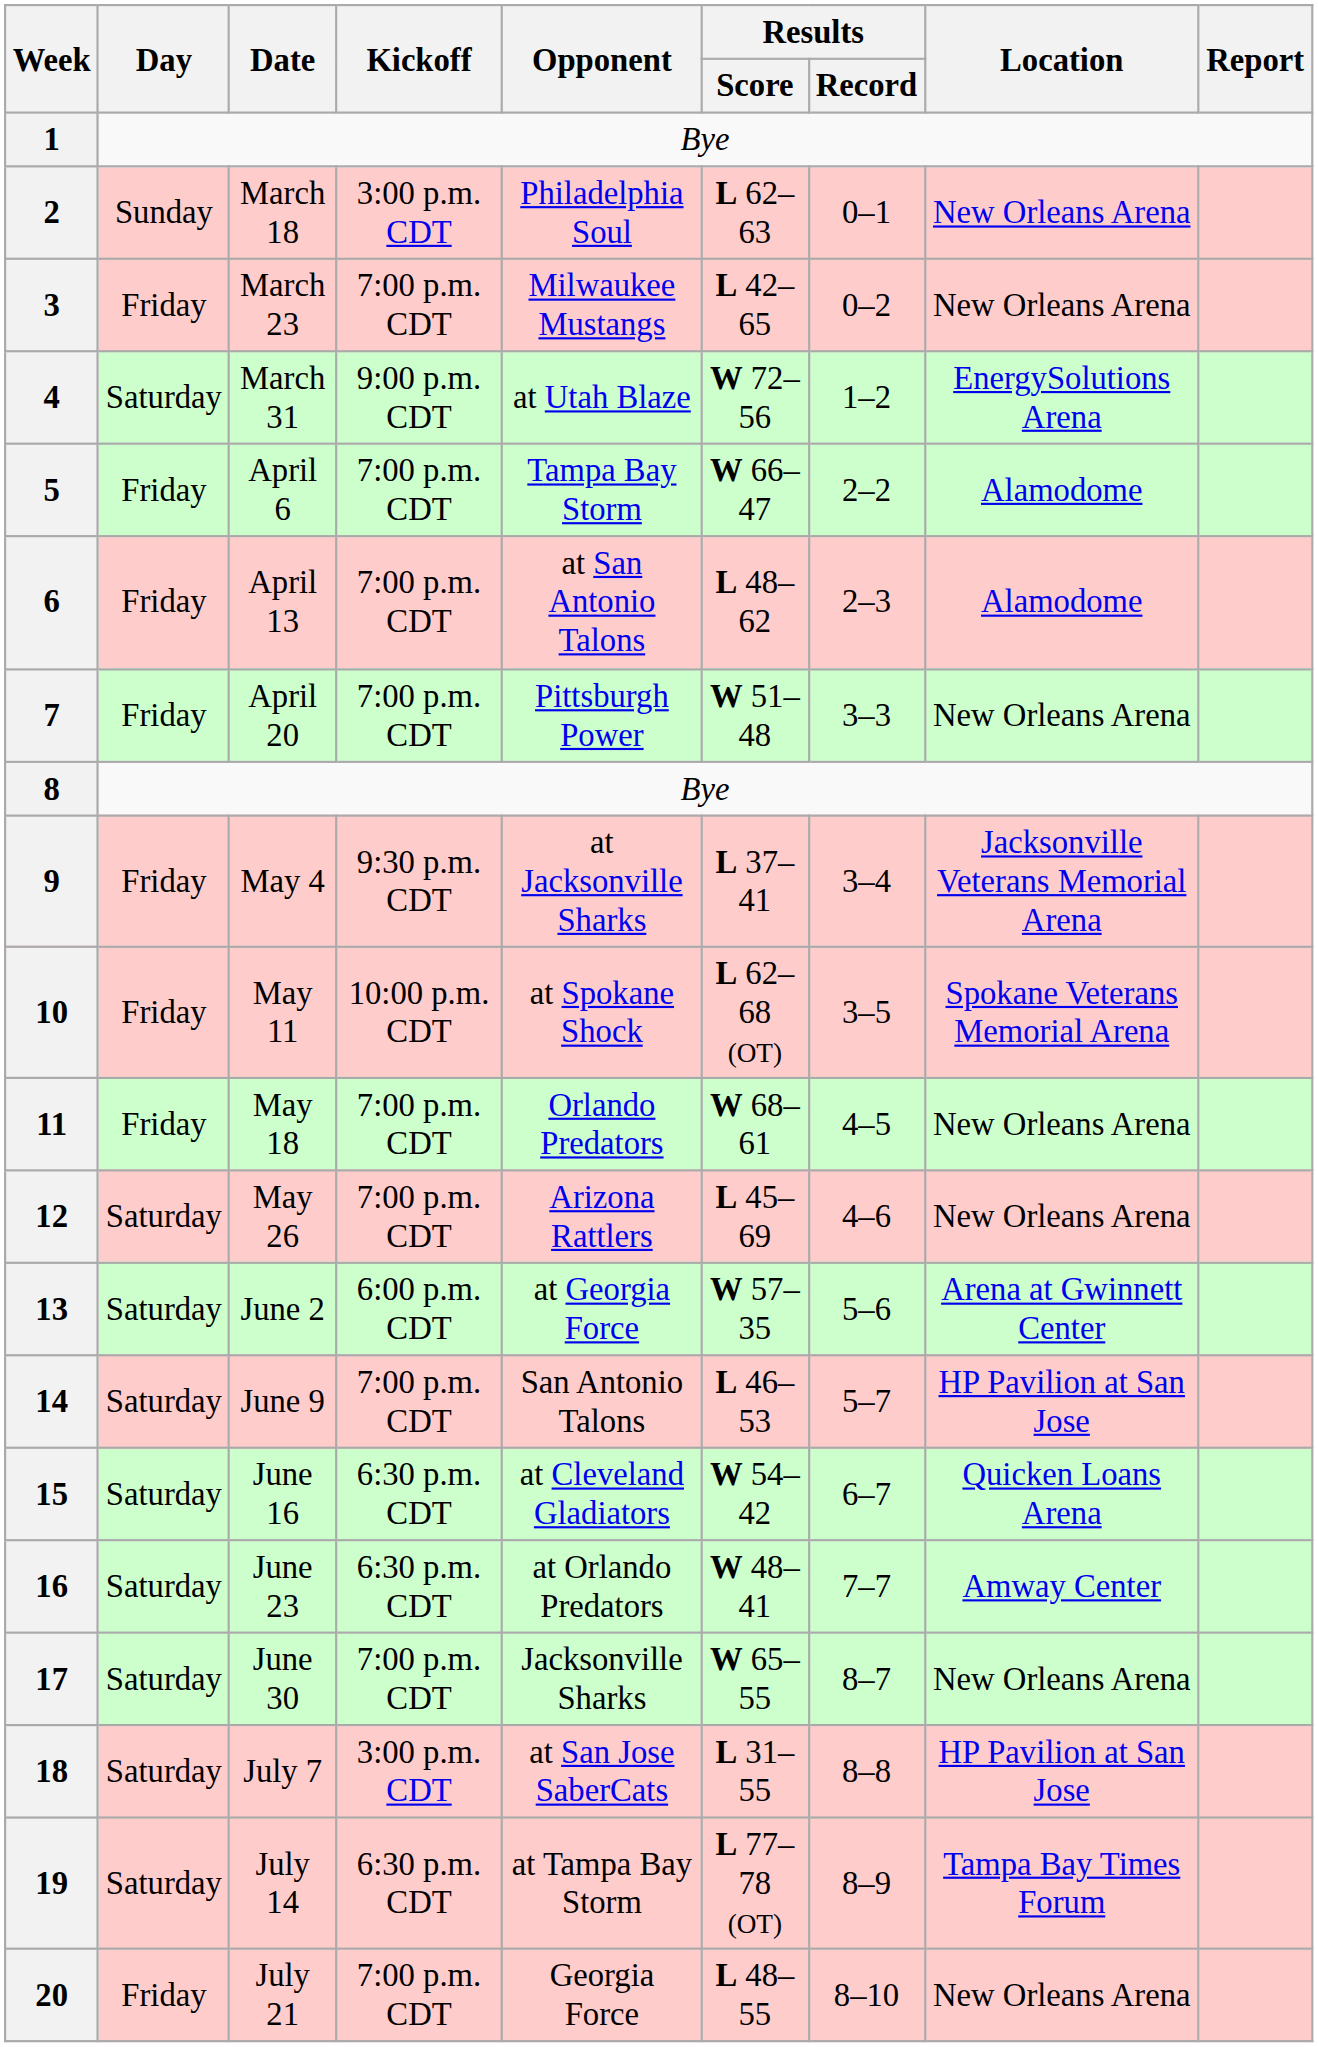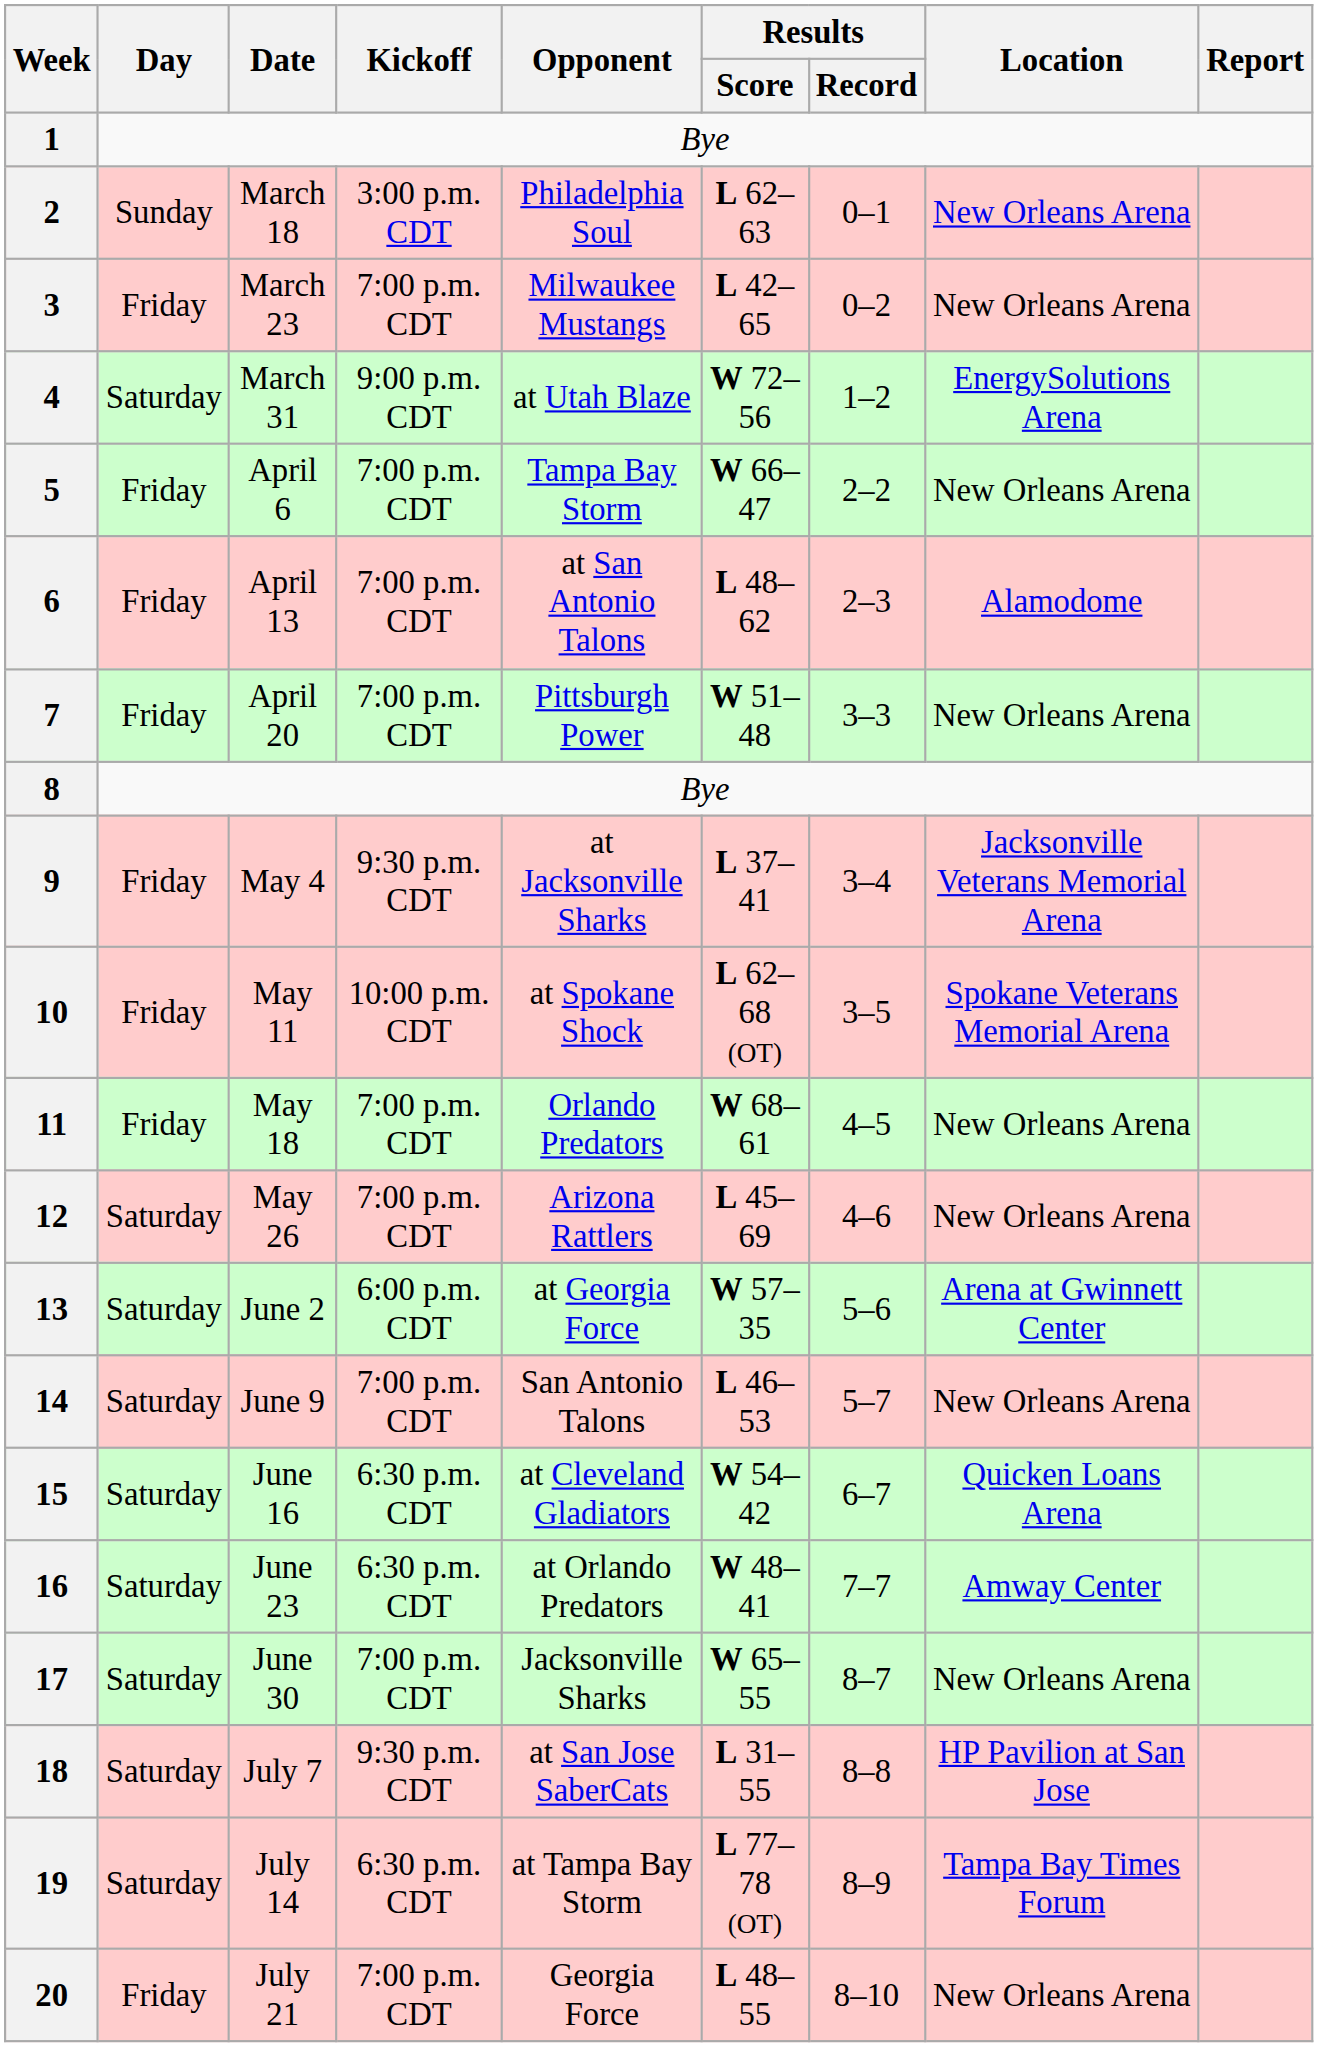(1062, 490) Alamodome -> (1062, 490) New Orleans Arena
(1062, 1401) HP Pavilion at San Jose -> (1062, 1401) New Orleans Arena
(419, 1771) 3:00 p.m. CDT -> (419, 1771) 9:30 p.m. CDT
